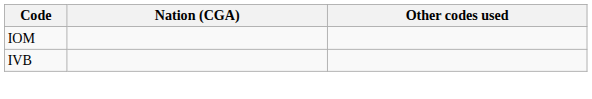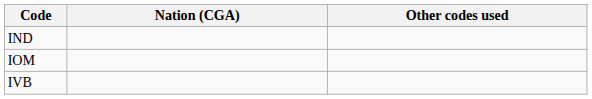+ row: (20, 37)
